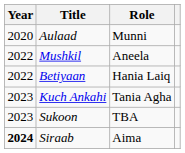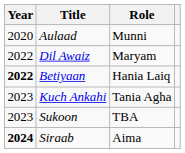+ row: (65, 55)
- row: (60, 55)
(20, 76) normal -> (20, 76) bold
